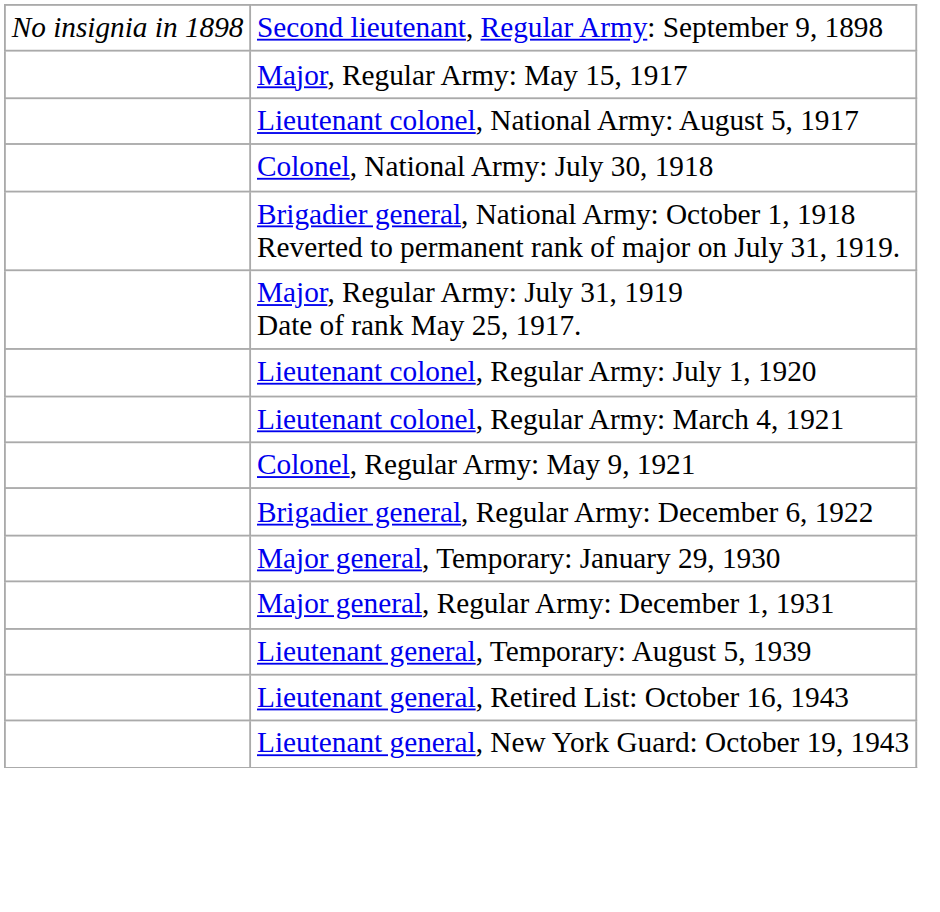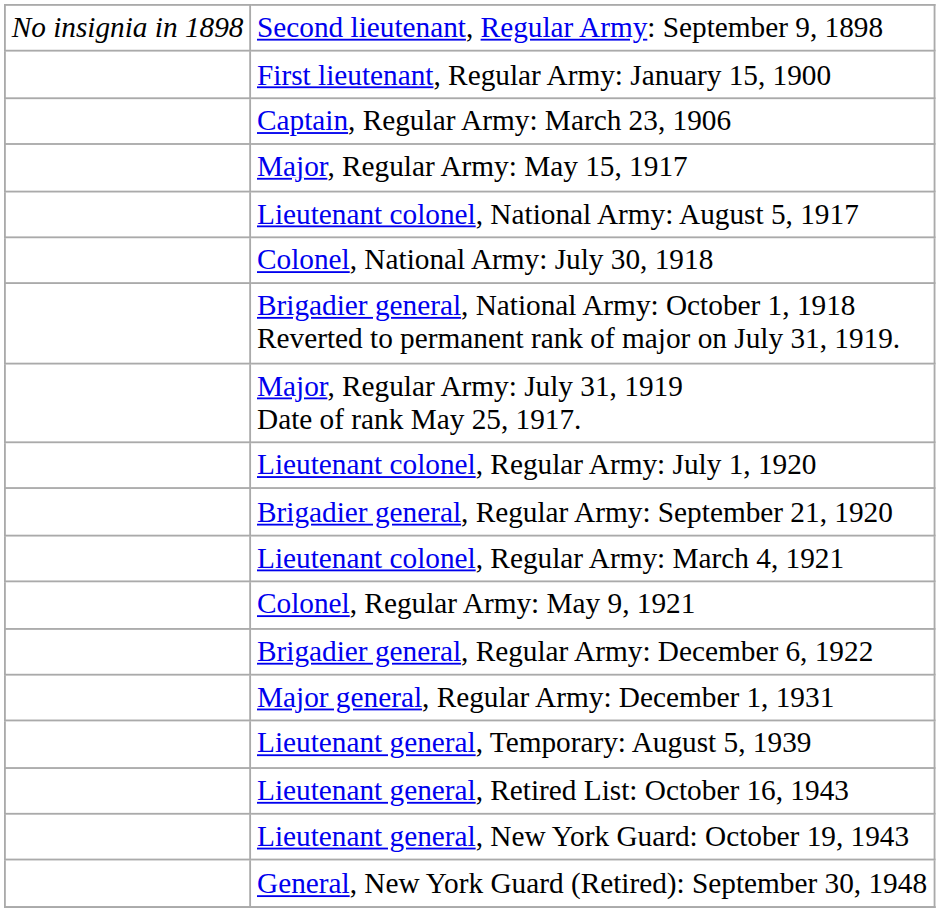+ row: (544, 74)
+ row: (494, 120)
+ row: (575, 511)
- row: (519, 557)
+ row: (592, 883)
